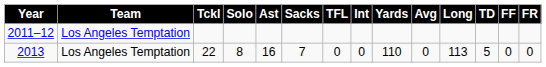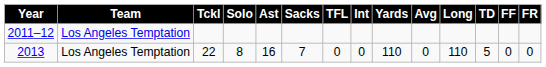(458, 52) 113 -> (458, 52) 110
